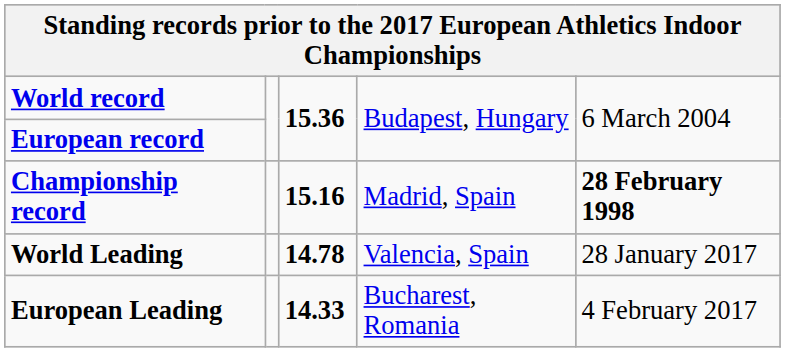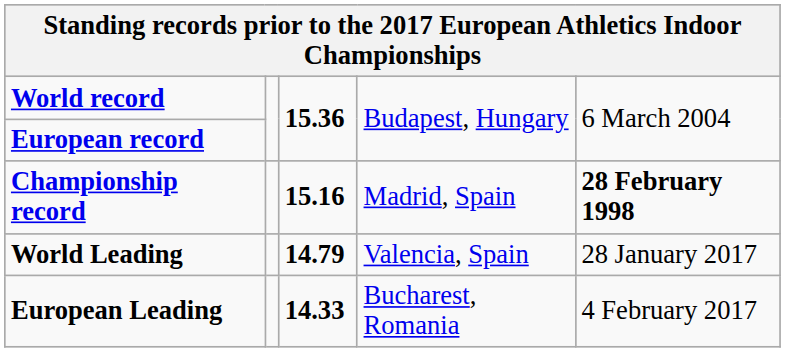(315, 253) 14.78 -> (315, 253) 14.79
